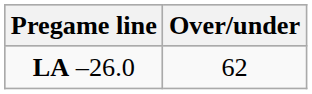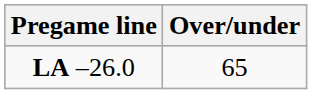(235, 66) 62 -> (235, 66) 65
